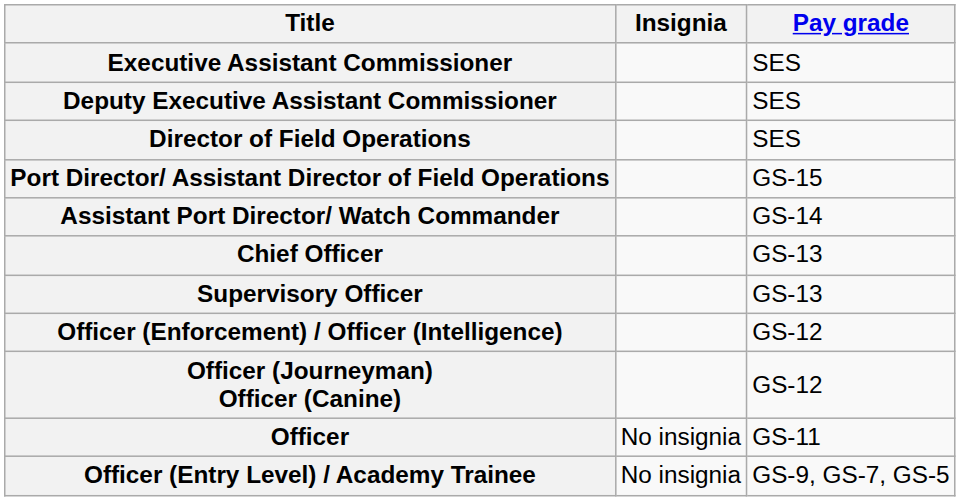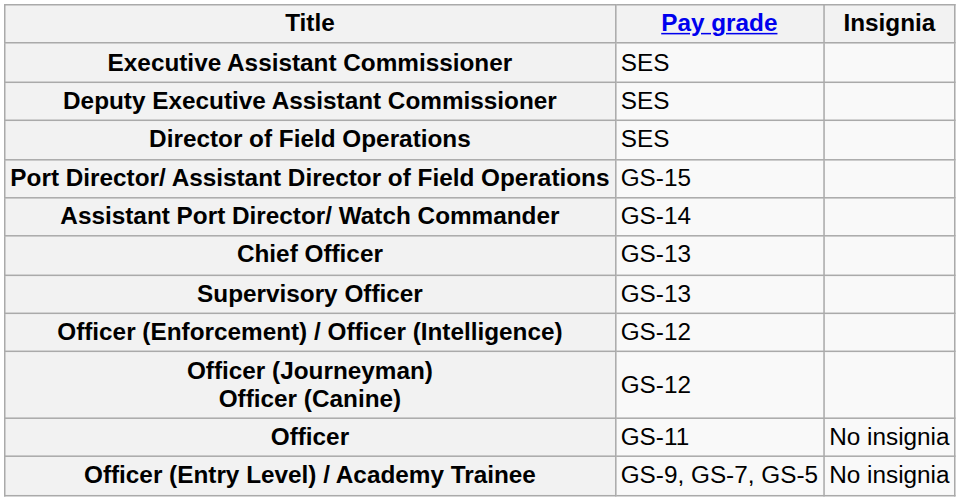columns swapped: (681, 23) <-> (851, 23)
